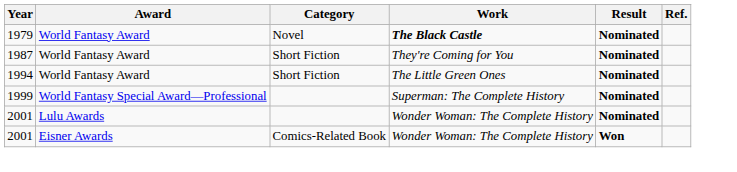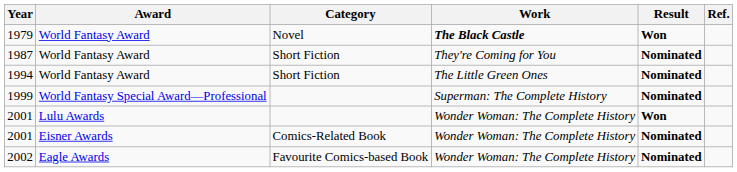(629, 34) Nominated -> (654, 34) Won
(629, 116) Nominated -> (654, 116) Won
(612, 136) Won -> (671, 136) Nominated
+ row: (20, 156)
